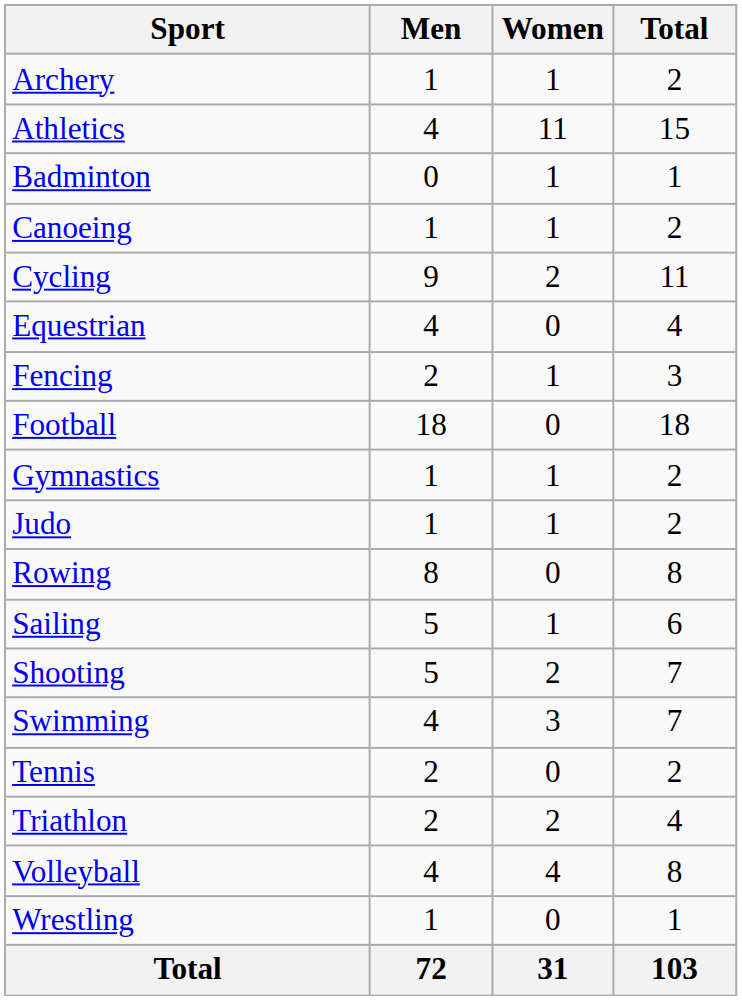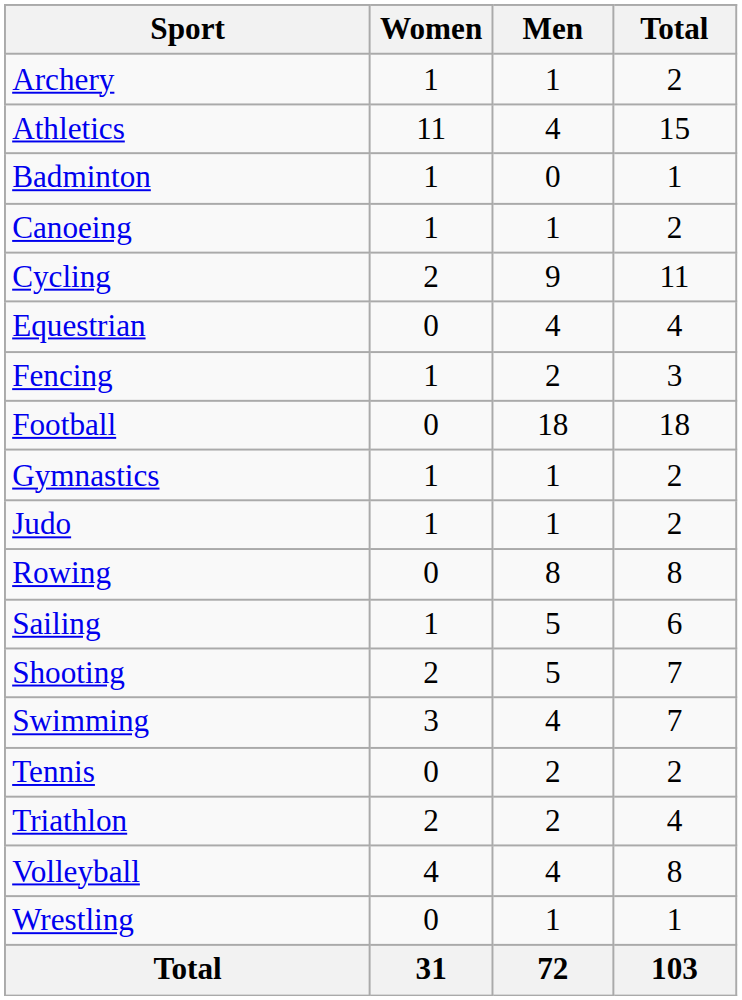columns swapped: (431, 29) <-> (553, 29)
